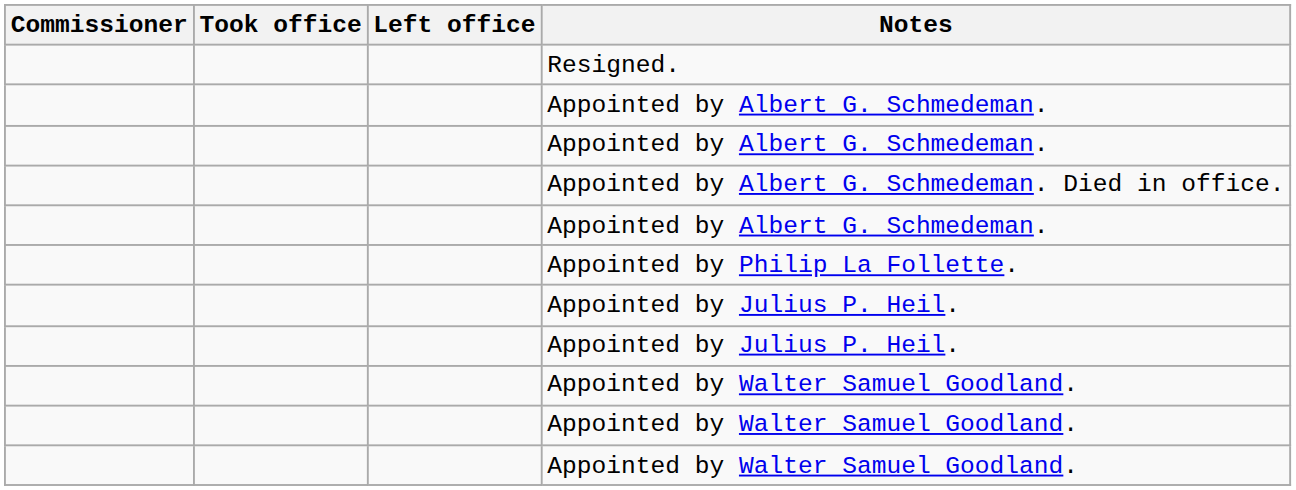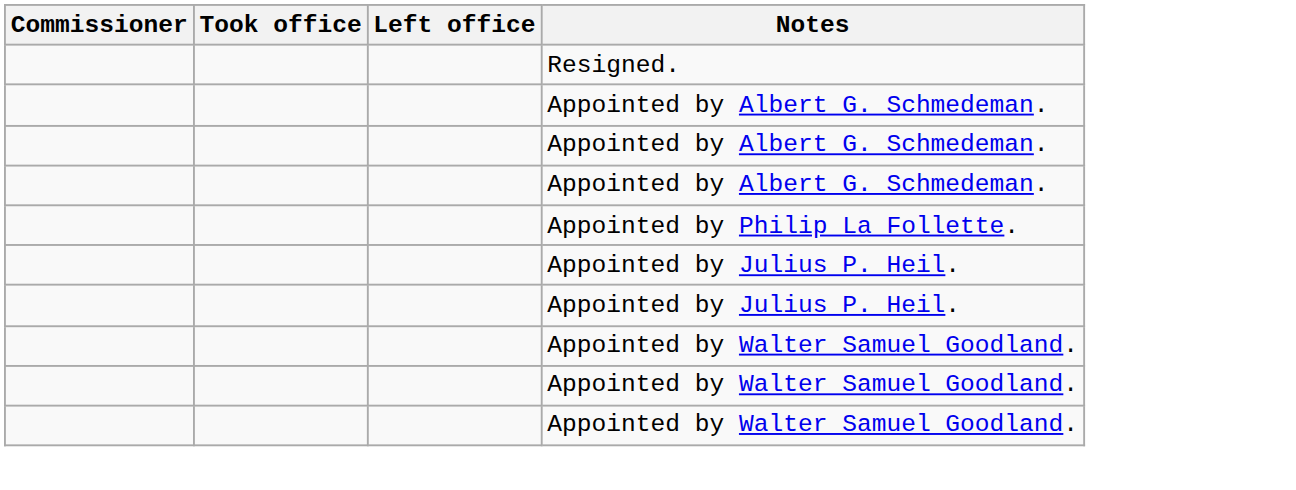- row: (99, 185)
